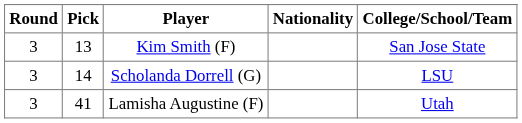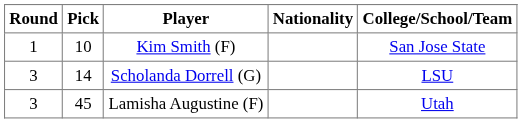(34, 47) 3 -> (34, 47) 1
(83, 47) 13 -> (83, 47) 10
(83, 103) 41 -> (83, 103) 45
